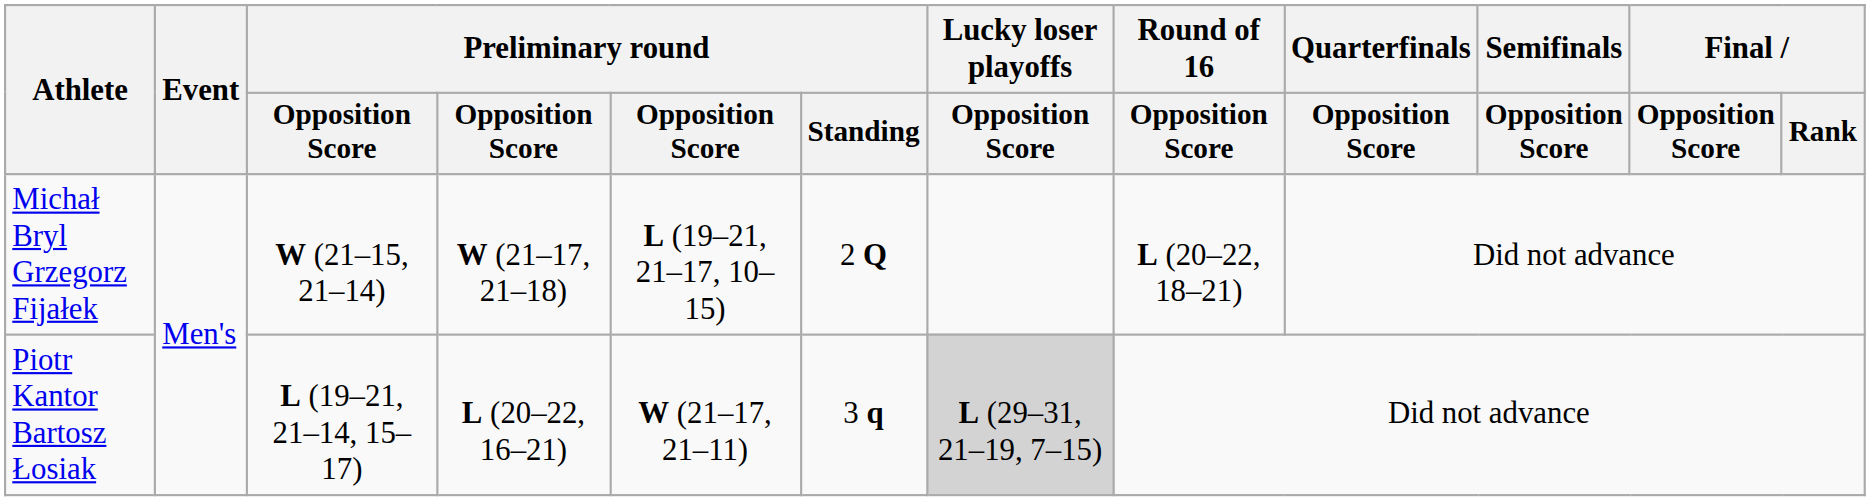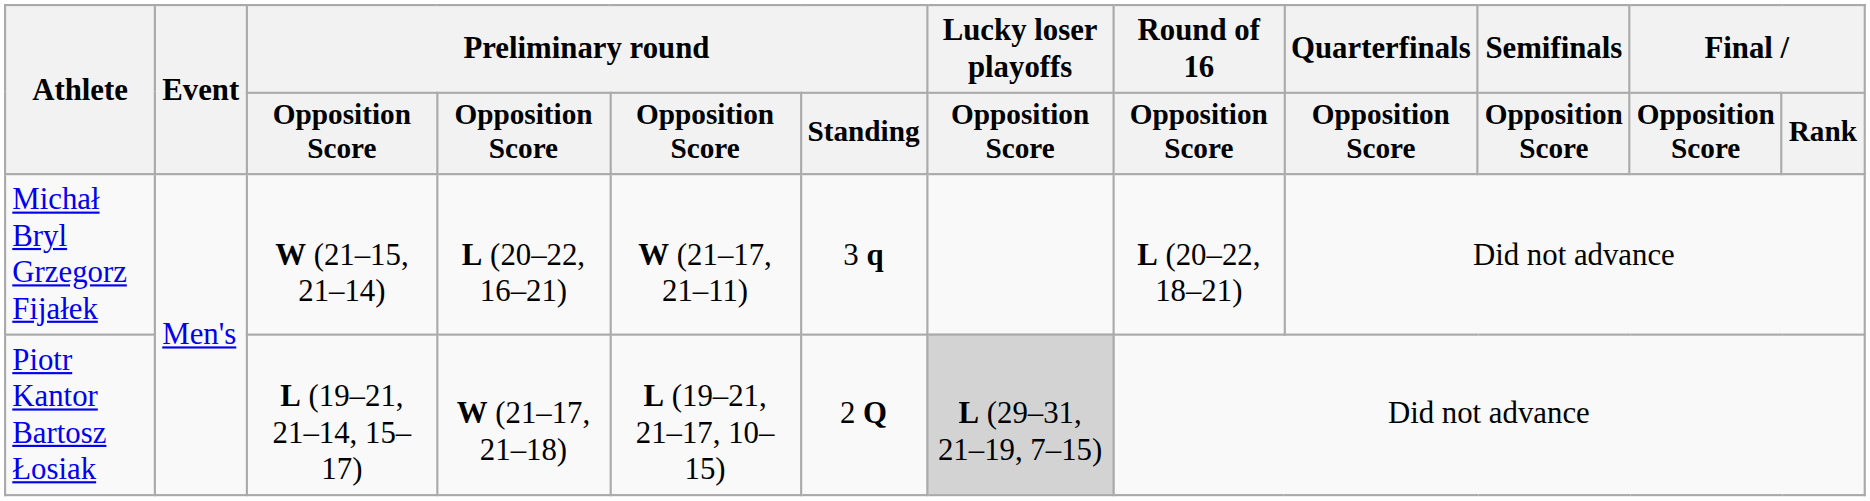(523, 272) W (21–17, 21–18) -> (523, 272) L (20–22, 16–21)
(705, 272) L (19–21, 21–17, 10–15) -> (705, 272) W (21–17, 21–11)
(863, 254) 2 Q -> (863, 254) 3 q
(523, 432) L (20–22, 16–21) -> (523, 432) W (21–17, 21–18)
(705, 432) W (21–17, 21–11) -> (705, 432) L (19–21, 21–17, 10–15)
(863, 414) 3 q -> (863, 414) 2 Q
